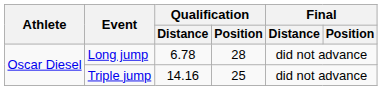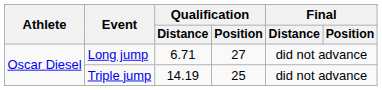(183, 55) 6.78 -> (183, 55) 6.71
(239, 55) 28 -> (239, 55) 27
(183, 75) 14.16 -> (183, 75) 14.19
